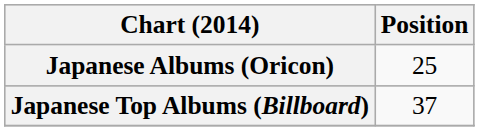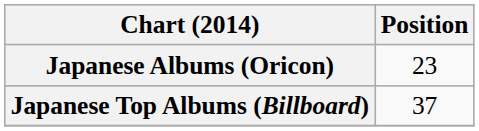(425, 65) 25 -> (425, 65) 23
